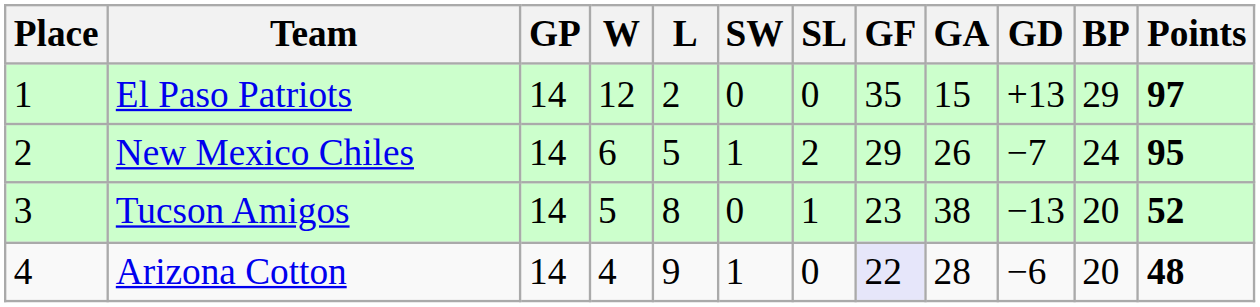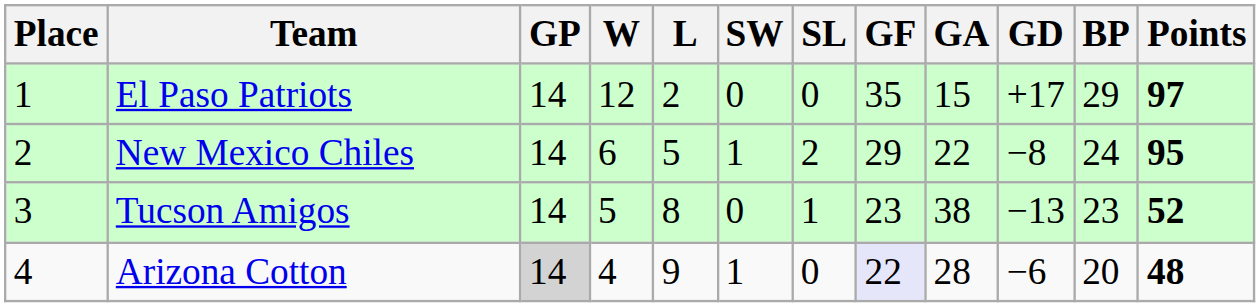(1036, 93) +13 -> (1036, 93) +17
(952, 152) 26 -> (952, 152) 22
(1027, 152) −7 -> (1027, 152) −8
(1101, 211) 20 -> (1101, 211) 23
(548, 270) no background -> (548, 270) lightgrey background
